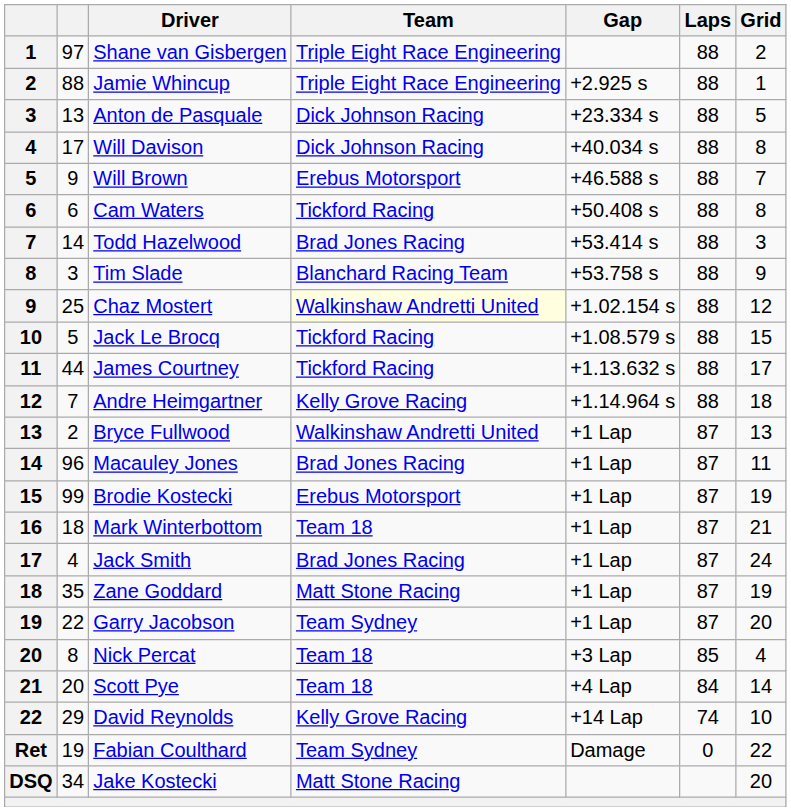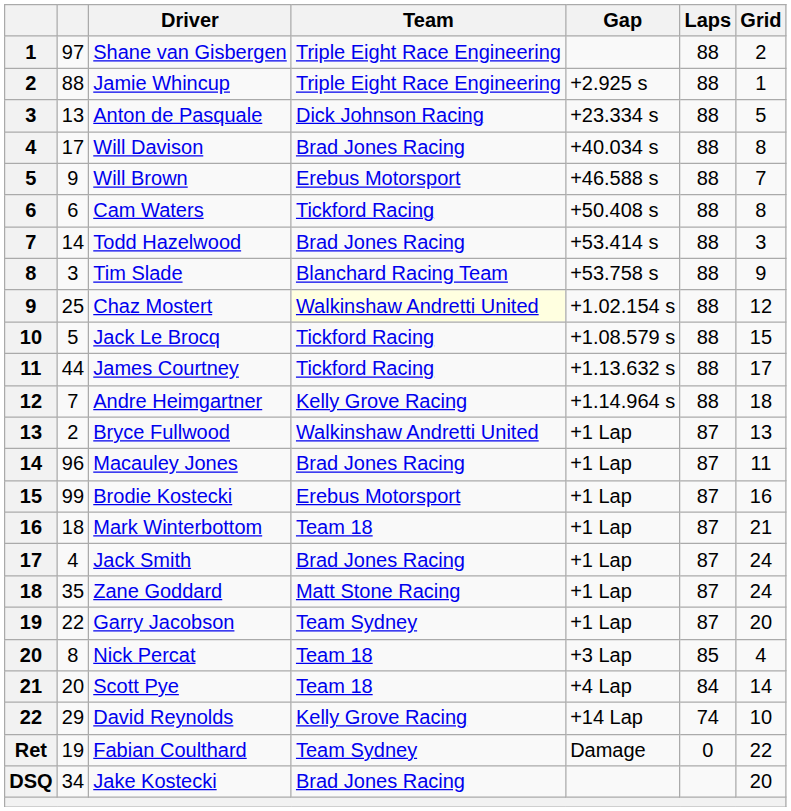(390, 147) Dick Johnson Racing -> (380, 147) Brad Jones Racing
(761, 496) 19 -> (761, 496) 16
(761, 591) 19 -> (761, 591) 24
(378, 781) Matt Stone Racing -> (380, 781) Brad Jones Racing
